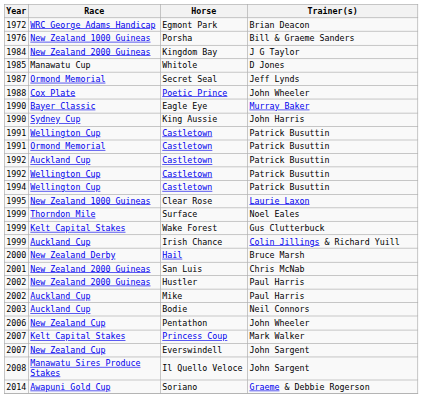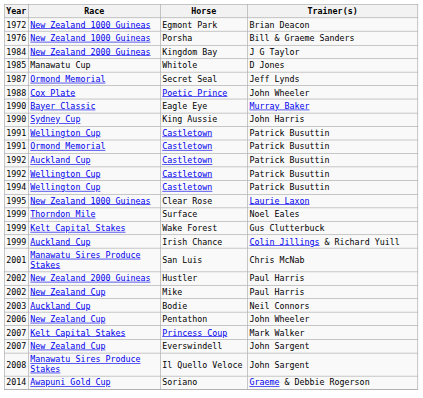(93, 25) WRC George Adams Handicap -> (90, 25) New Zealand 1000 Guineas
- row: (16, 255)
(90, 269) New Zealand 2000 Guineas -> (85, 260) Manawatu Sires Produce Stakes
(60, 296) Auckland Cup -> (68, 292) New Zealand Cup
